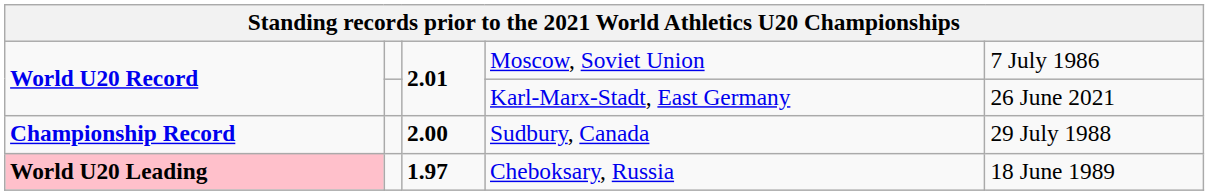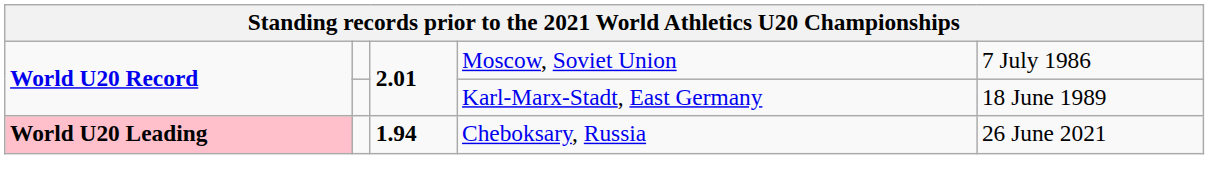(1053, 97) 26 June 2021 -> (1044, 97) 18 June 1989
- row: (570, 134)
(427, 171) 1.97 -> (396, 134) 1.94
(1053, 171) 18 June 1989 -> (1044, 134) 26 June 2021
